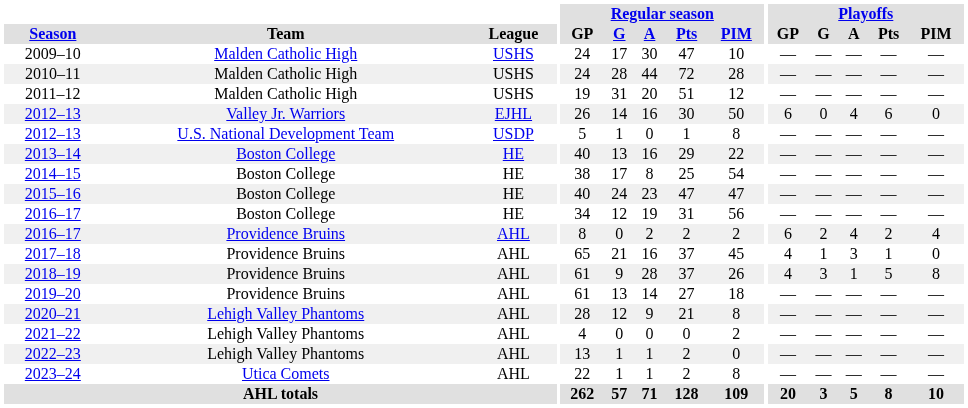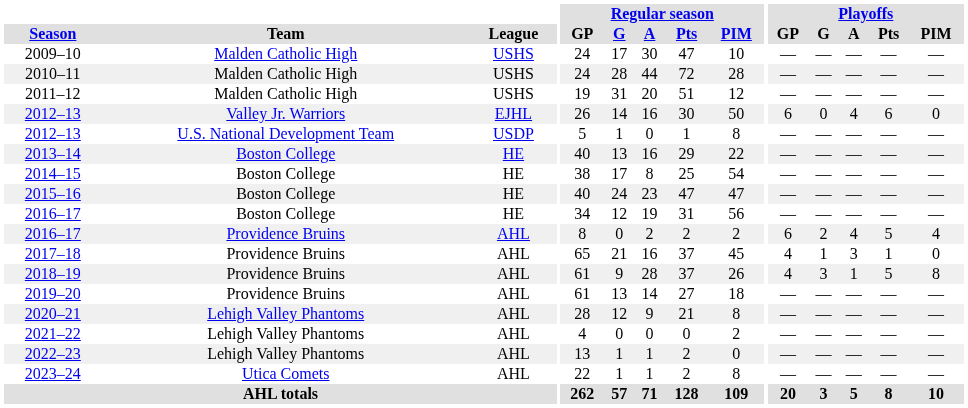(889, 234) 2 -> (889, 234) 5
